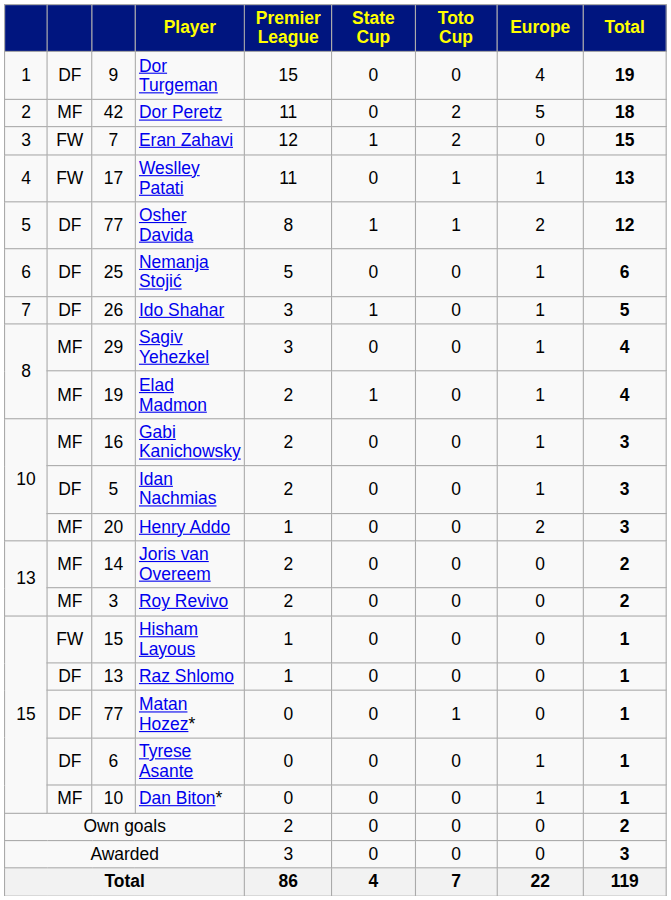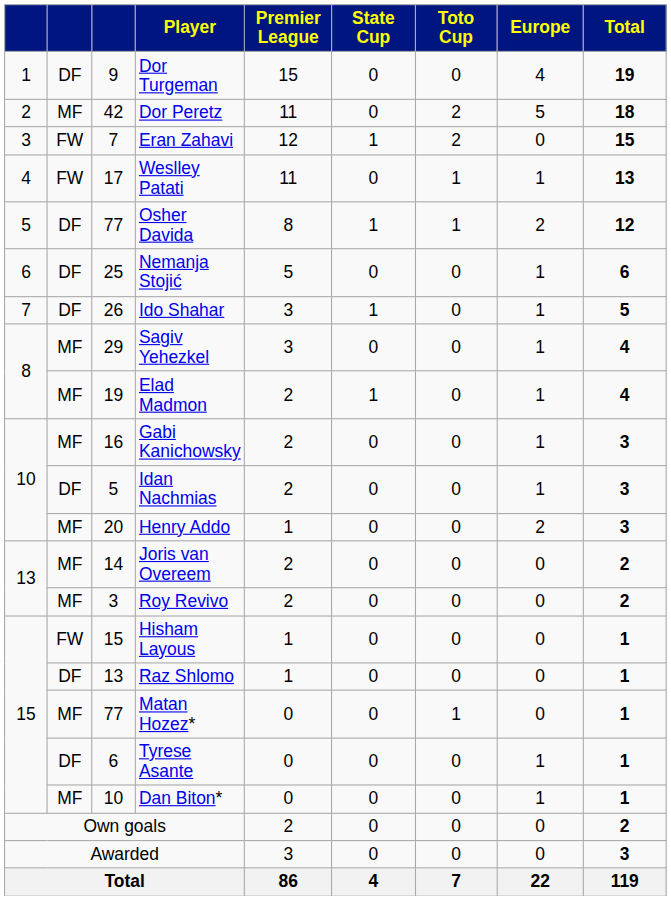(70, 714) DF -> (70, 714) MF
